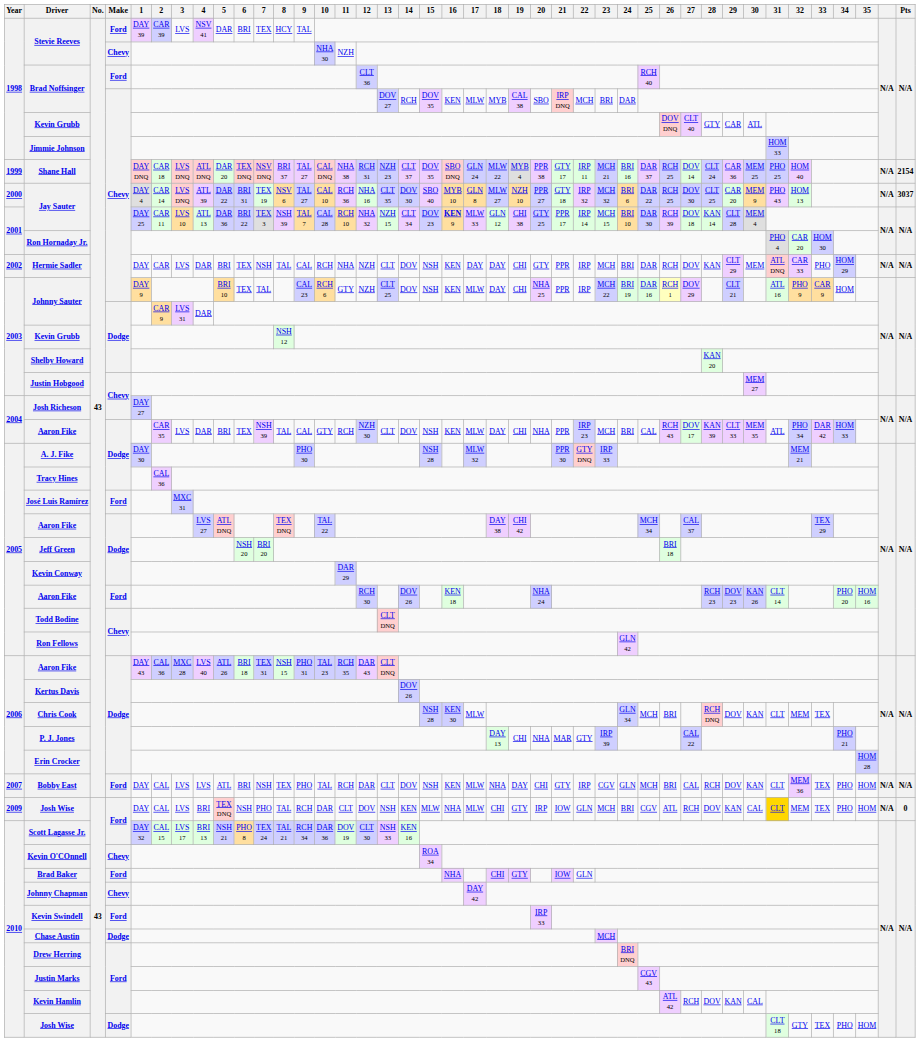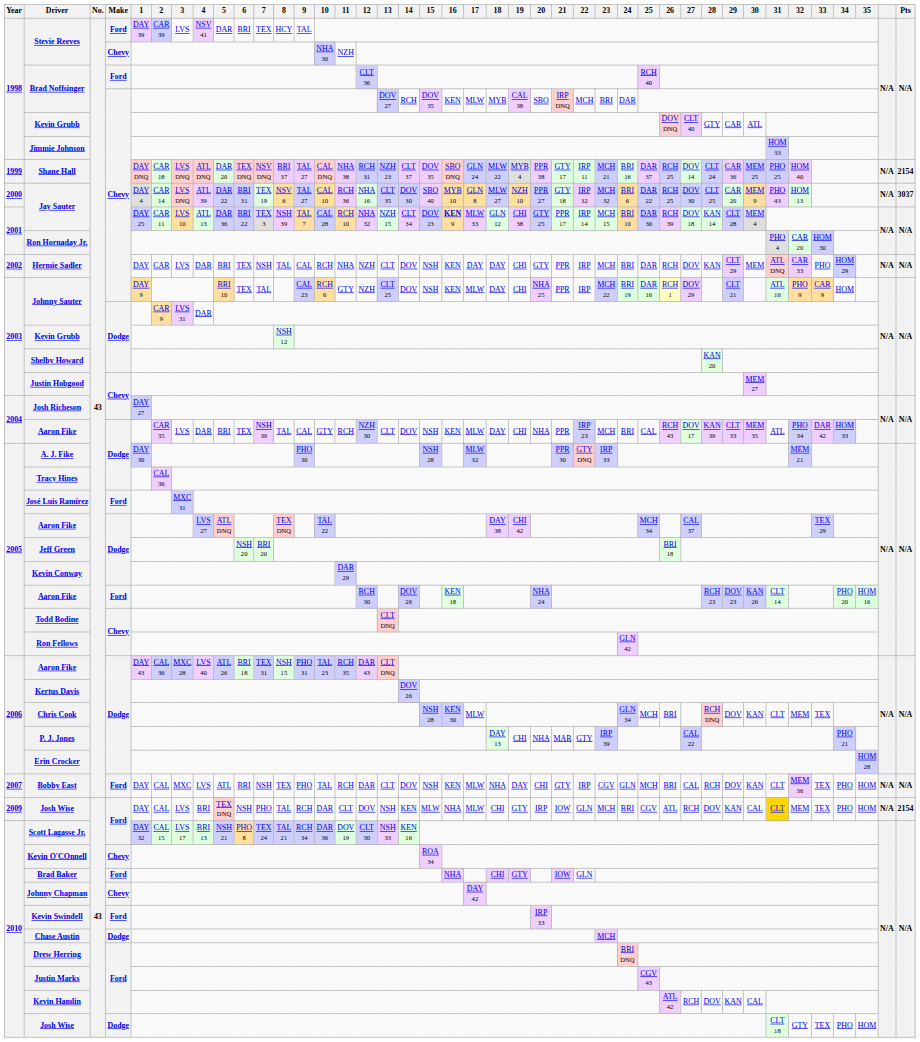(182, 785) LVS -> (182, 785) MXC
(905, 809) 0 -> (905, 809) 2154
